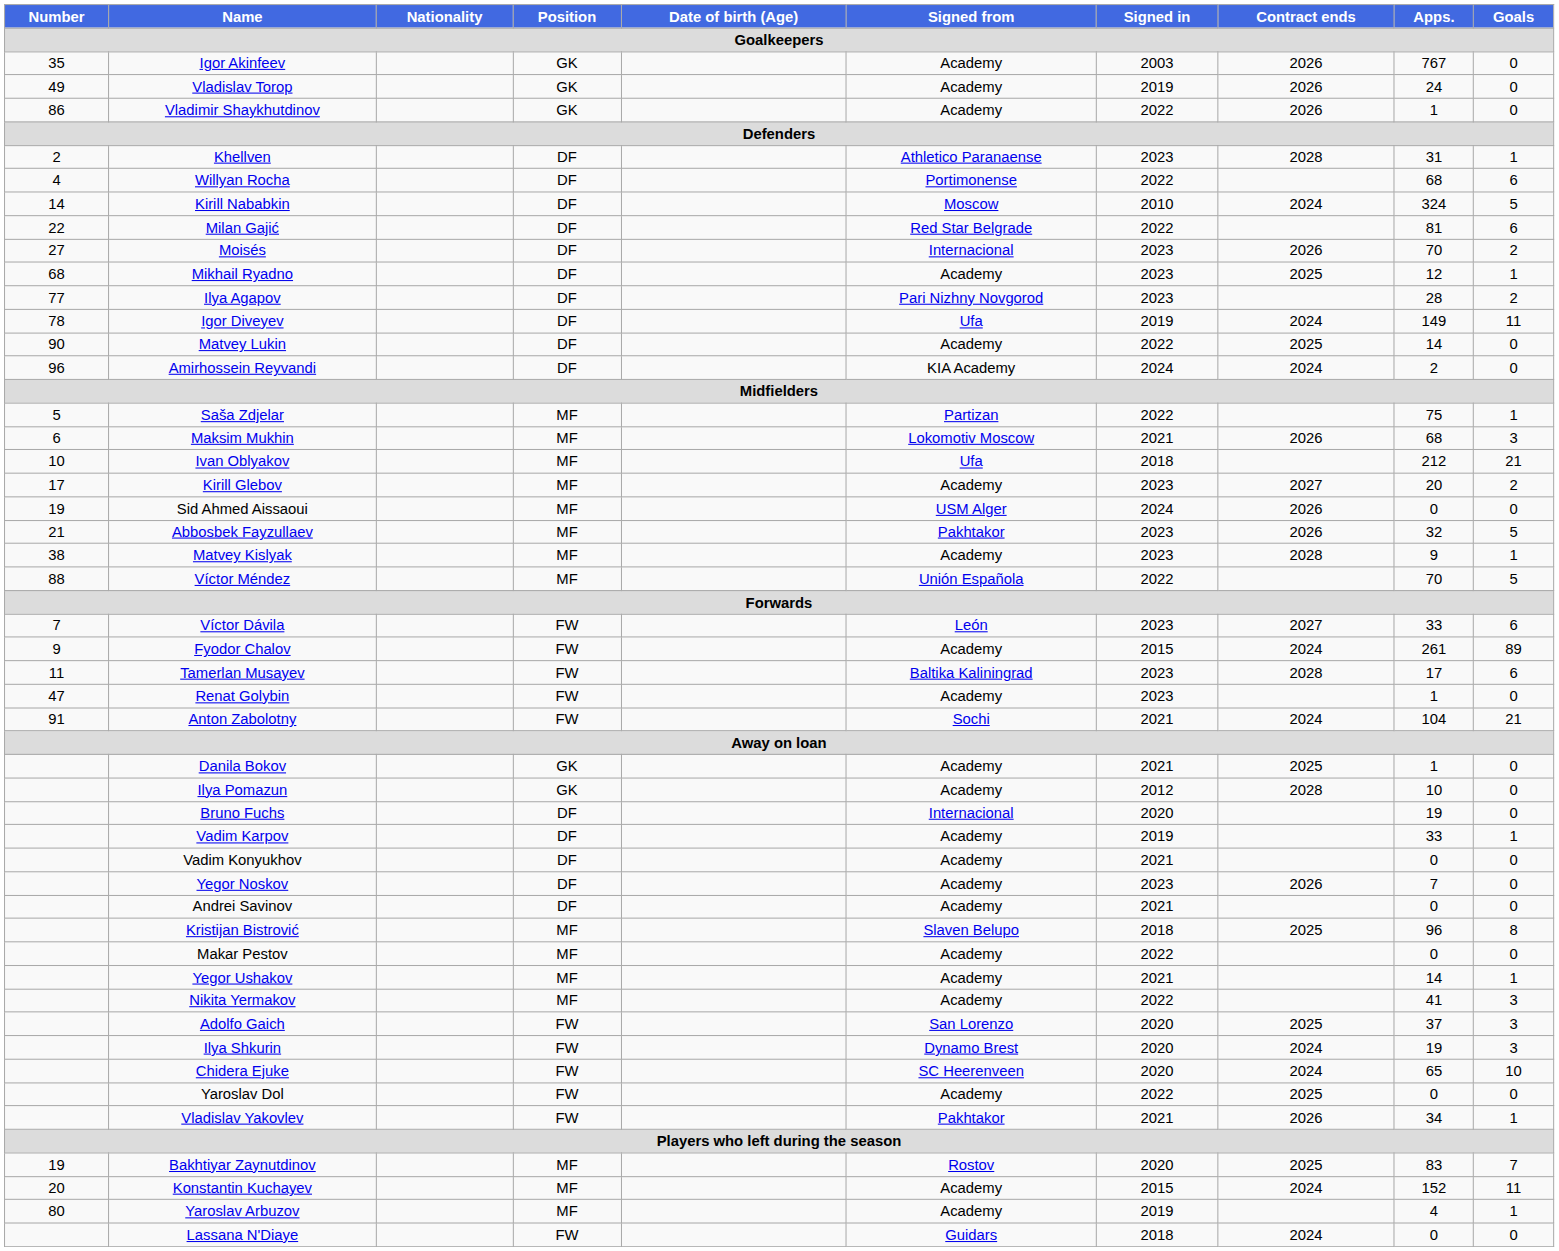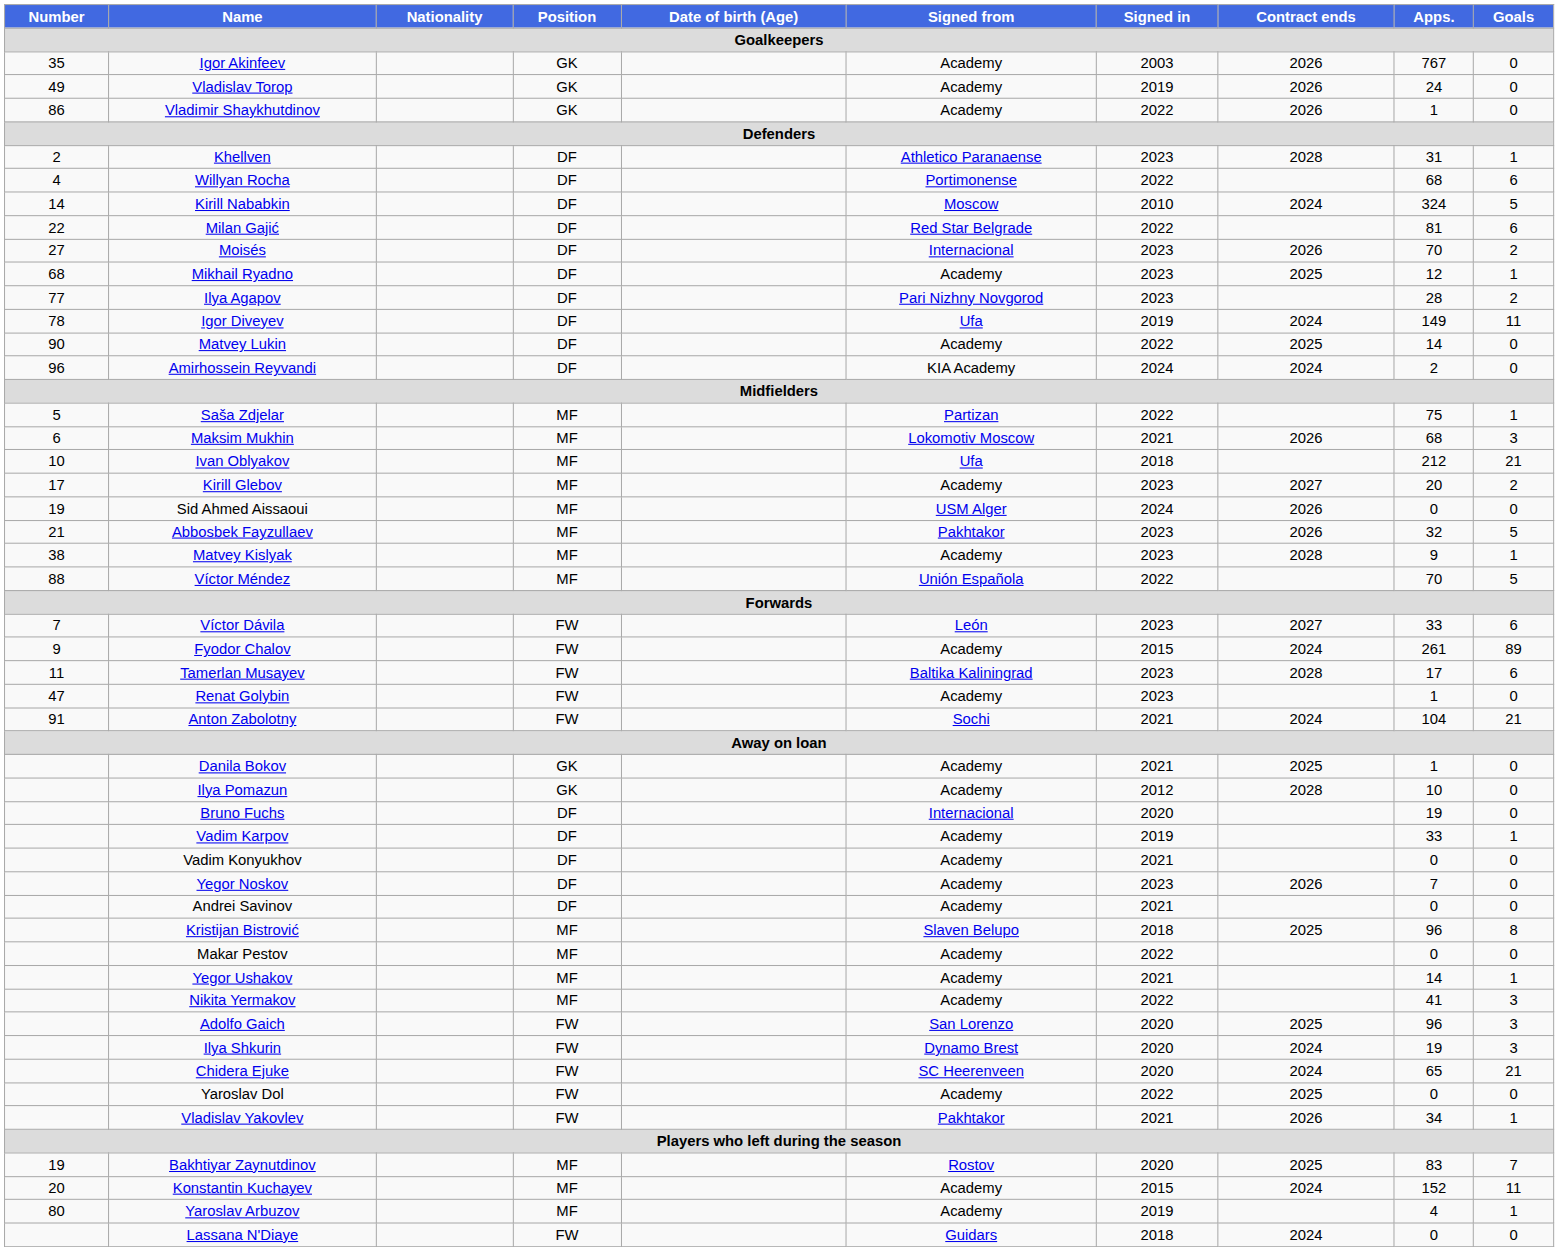(1434, 1024) 37 -> (1434, 1024) 96
(1514, 1071) 10 -> (1514, 1071) 21
